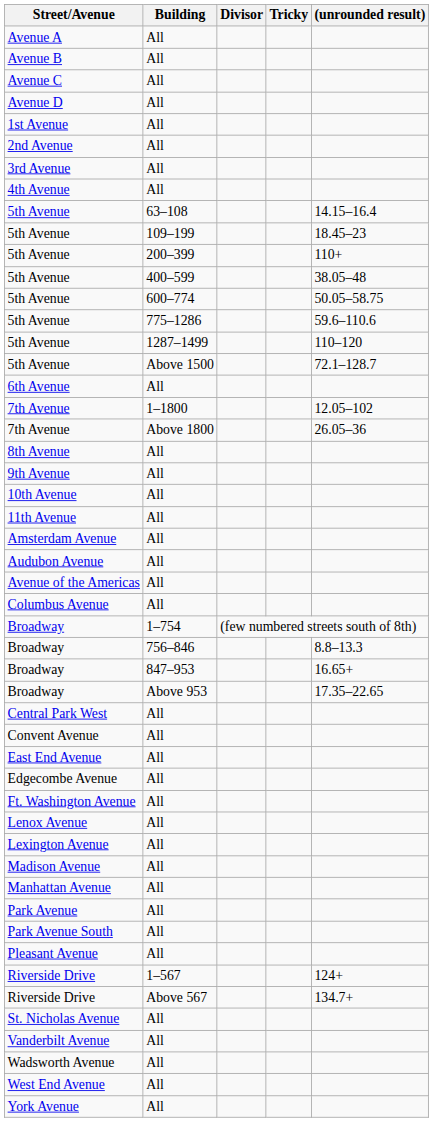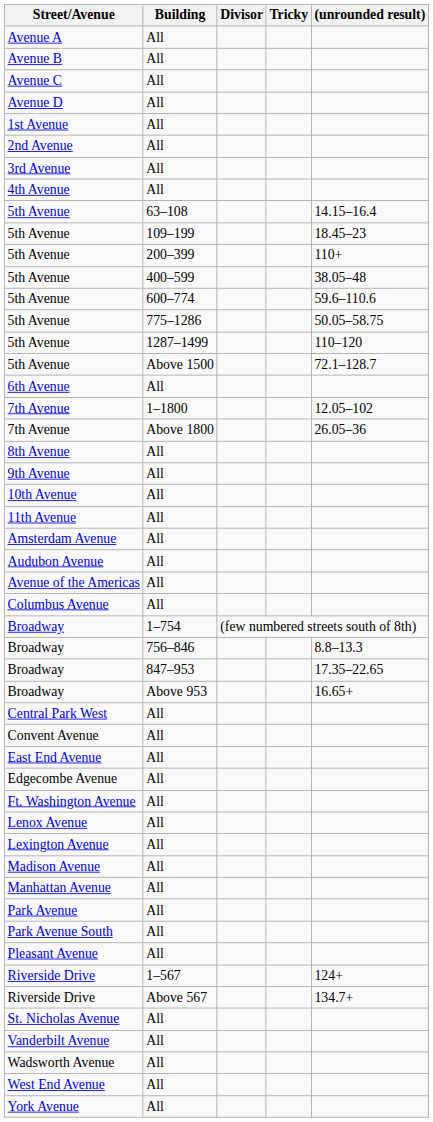(349, 299) 50.05–58.75 -> (345, 299) 59.6–110.6
(345, 320) 59.6–110.6 -> (349, 320) 50.05–58.75
(334, 670) 16.65+ -> (349, 670) 17.35–22.65
(349, 691) 17.35–22.65 -> (334, 691) 16.65+
